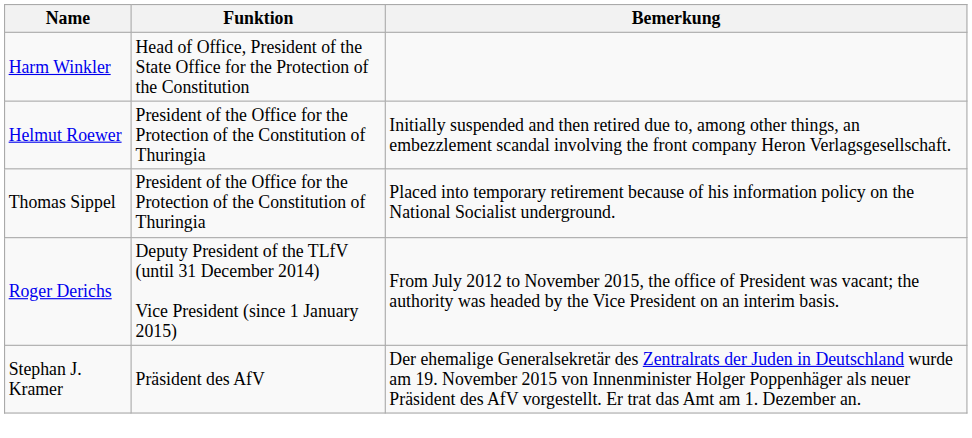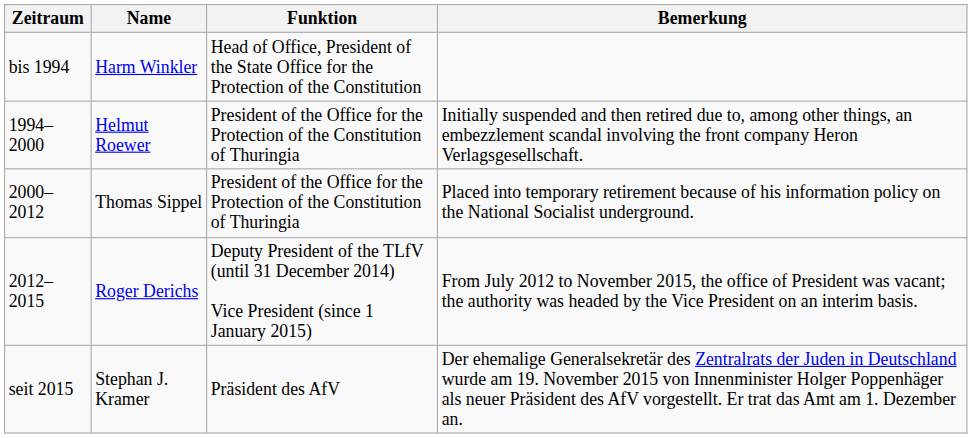+ column: (48, 18)
